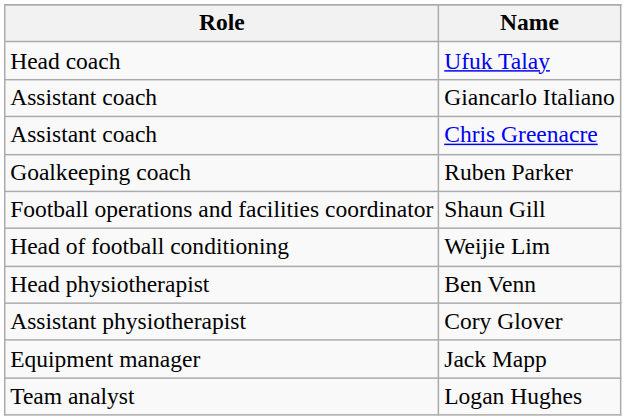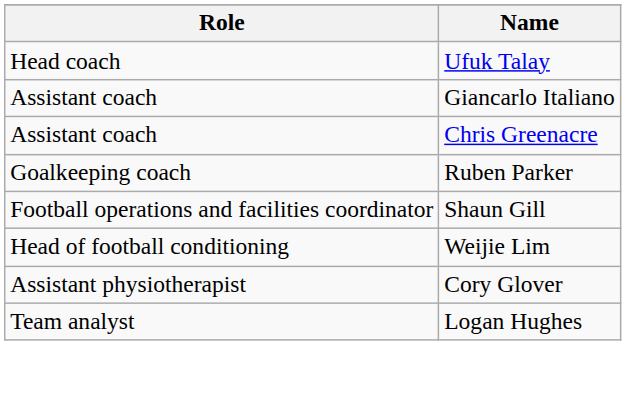- row: (490, 284)
- row: (496, 358)
